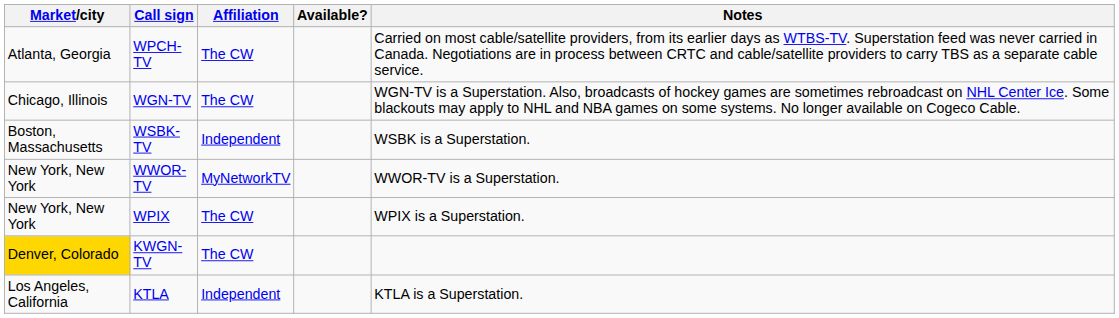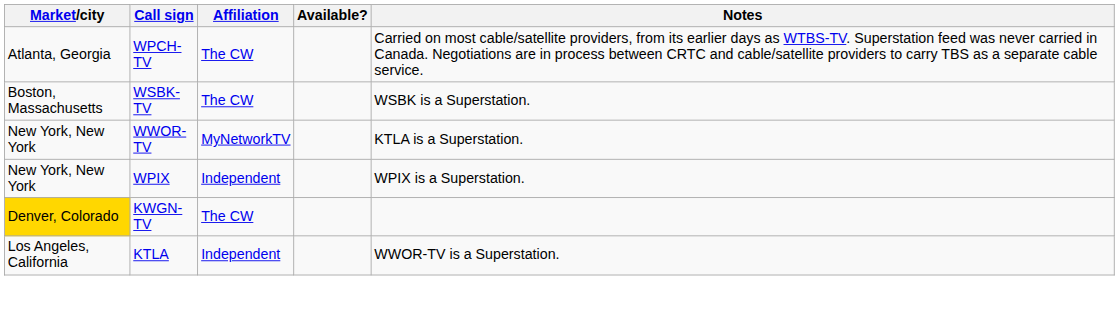- row: (162, 101)
(241, 139) Independent -> (227, 101) The CW
(467, 178) WWOR-TV is a Superstation. -> (449, 139) KTLA is a Superstation.
(227, 216) The CW -> (241, 178) Independent
(449, 294) KTLA is a Superstation. -> (467, 255) WWOR-TV is a Superstation.
